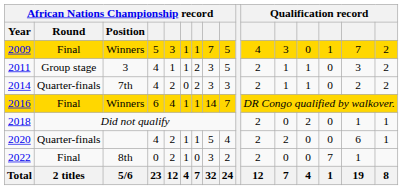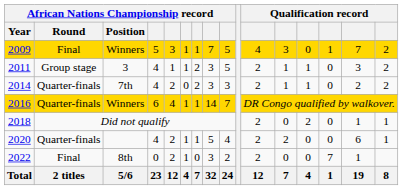(69, 103) Final -> (69, 103) Quarter-finals
